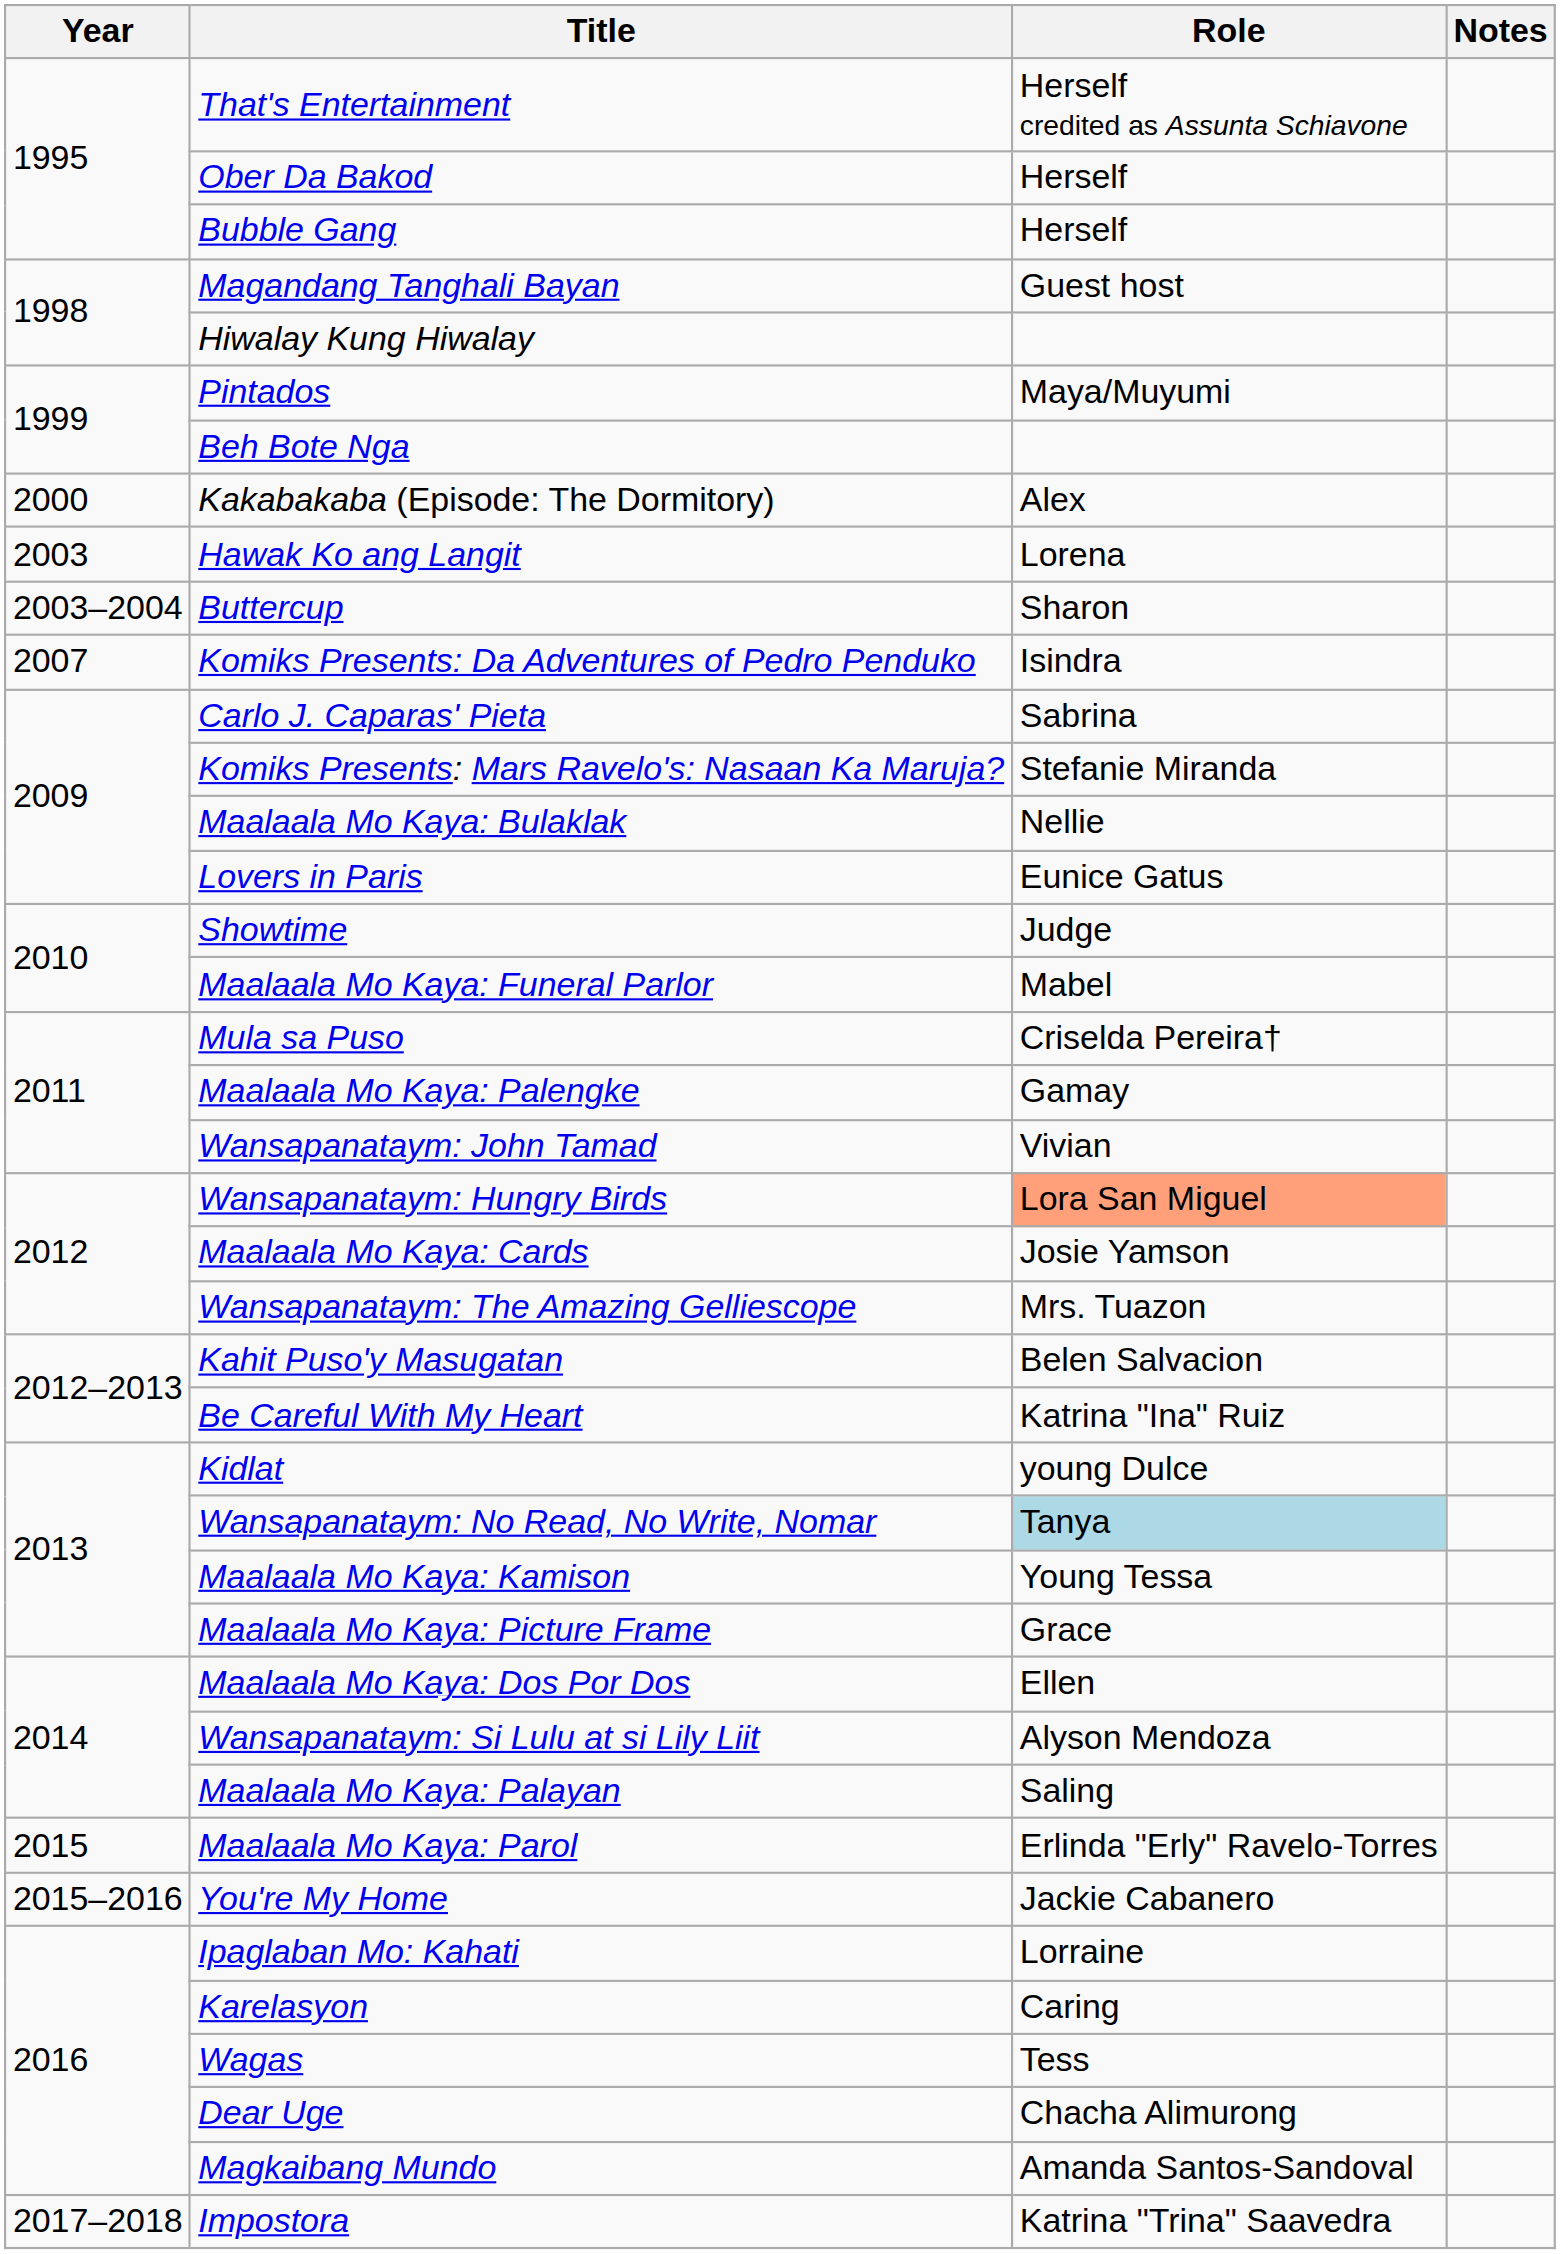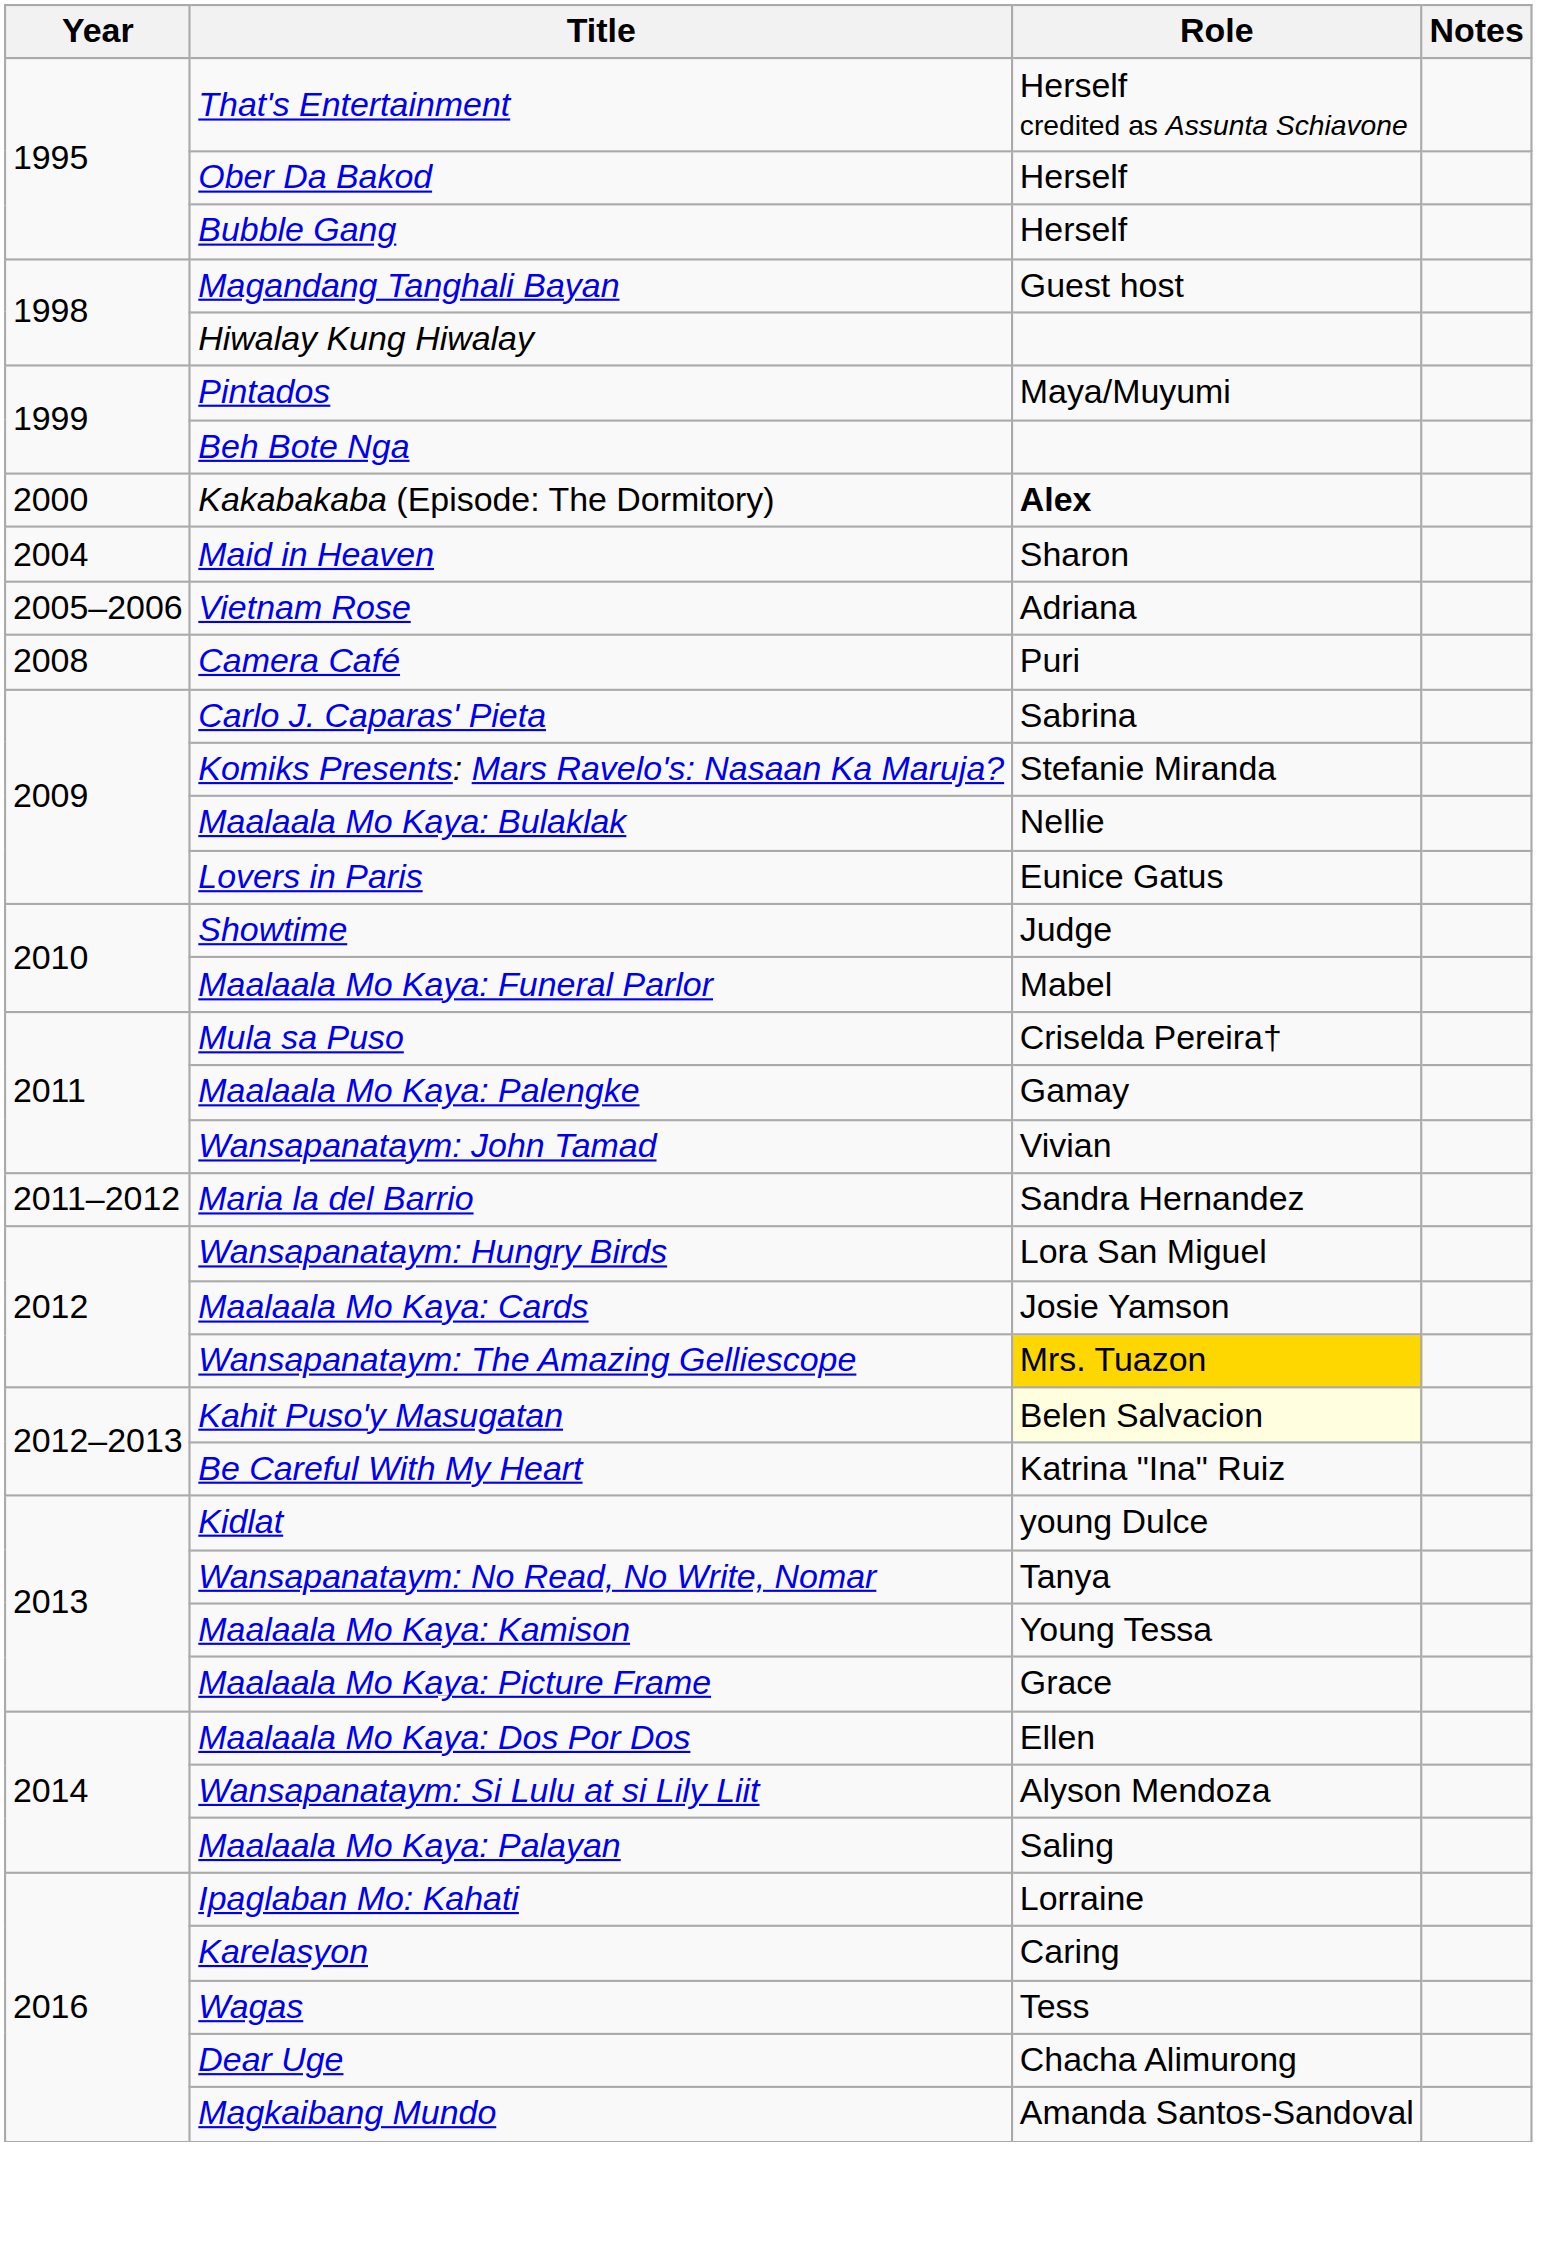(1053, 499) normal -> (1056, 499) bold
- row: (360, 553)
- row: (271, 607)
+ row: (316, 553)
+ row: (305, 607)
- row: (587, 661)
+ row: (299, 661)
+ row: (336, 1199)
(1143, 1199) lightsalmon background -> (1143, 1253) no background
(1113, 1306) no background -> (1113, 1360) gold background
(1141, 1360) no background -> (1141, 1414) lightyellow background
(1065, 1522) lightblue background -> (1065, 1575) no background
- row: (388, 1844)
- row: (323, 1898)
- row: (274, 2221)
